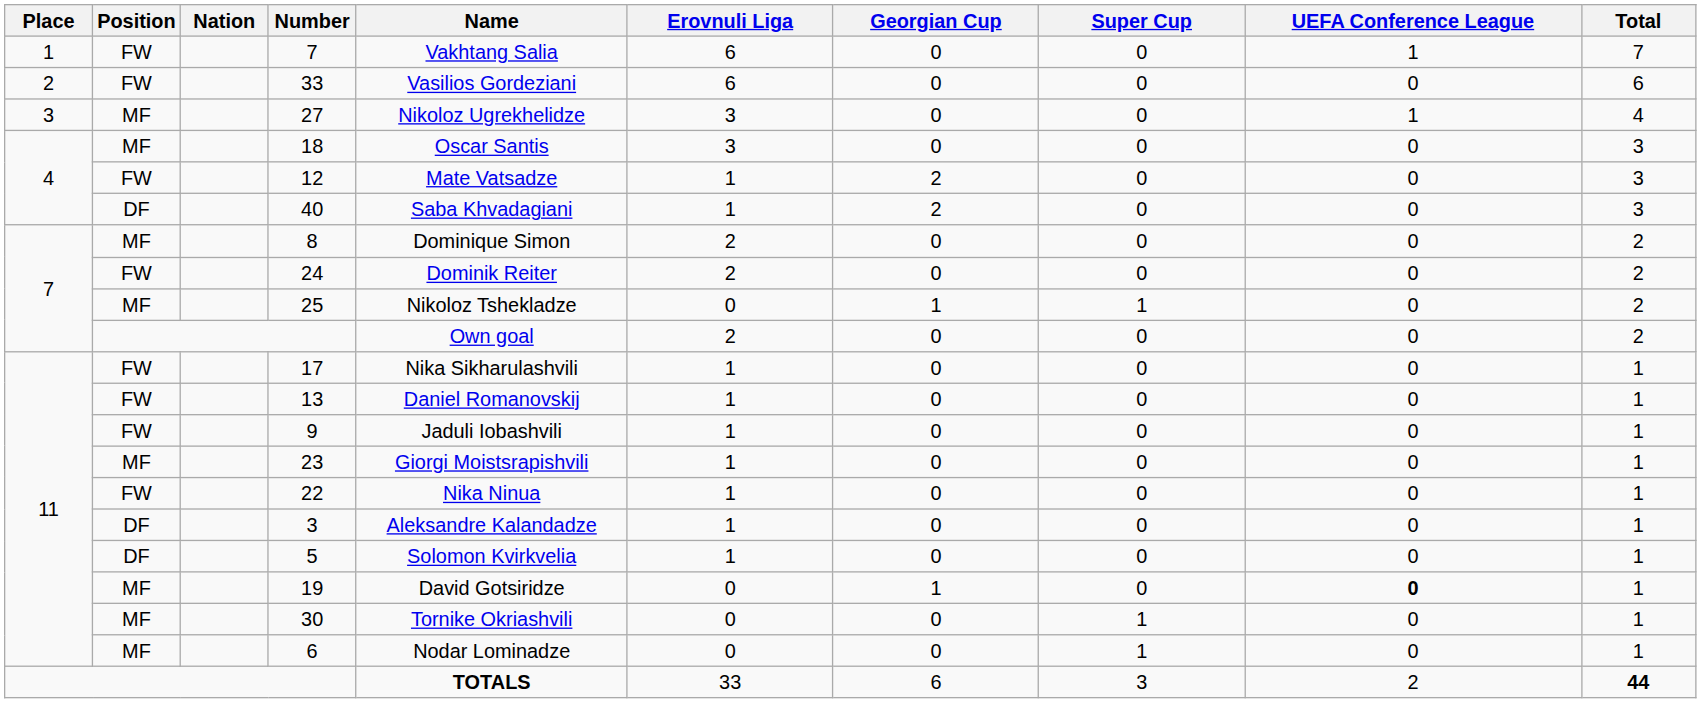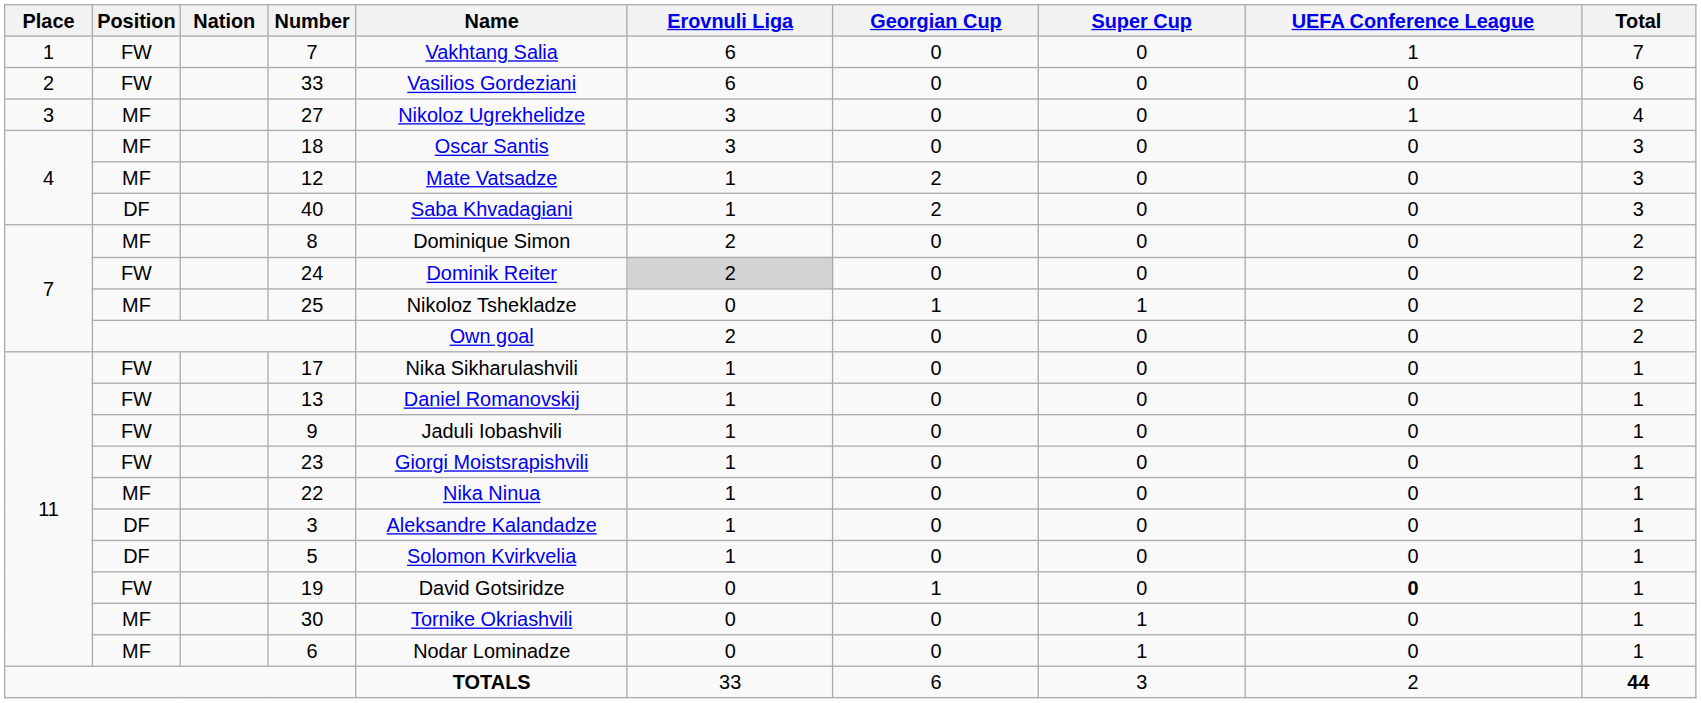(136, 178) FW -> (136, 178) MF
(730, 273) no background -> (730, 273) lightgrey background
(136, 462) MF -> (136, 462) FW
(136, 493) FW -> (136, 493) MF
(136, 588) MF -> (136, 588) FW
